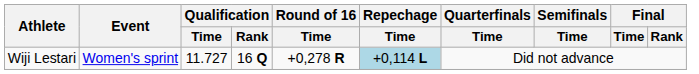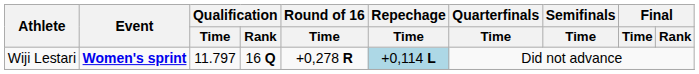(130, 59) normal -> (135, 59) bold
(207, 59) 11.727 -> (215, 59) 11.797
